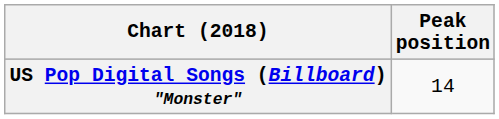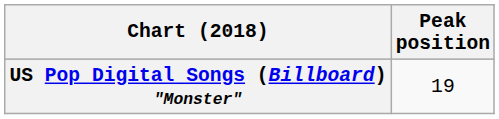(443, 87) 14 -> (443, 87) 19
